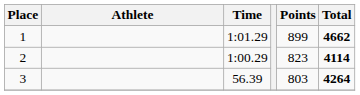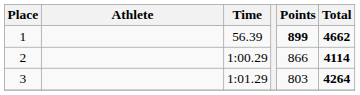(247, 36) 1:01.29 -> (247, 36) 56.39
(298, 36) normal -> (298, 36) bold
(298, 57) 823 -> (298, 57) 866
(247, 79) 56.39 -> (247, 79) 1:01.29
